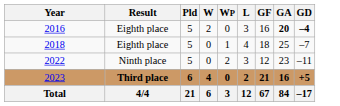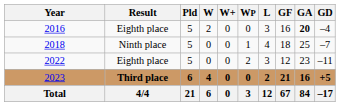+ column: (228, 12)
(304, 28) bold -> (325, 28) normal
(143, 45) Eighth place -> (143, 45) Ninth place
(143, 61) Ninth place -> (143, 61) Eighth place
